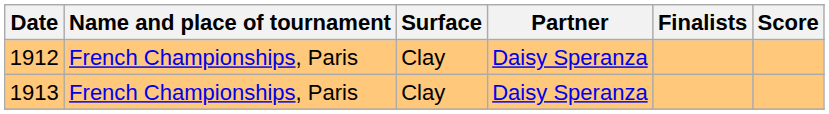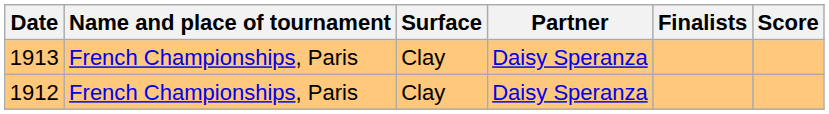rows swapped: (34, 57) <-> (34, 92)
